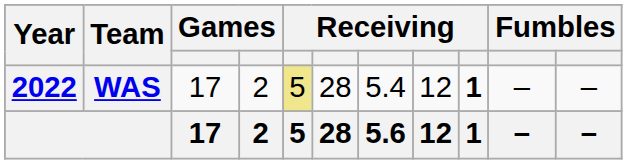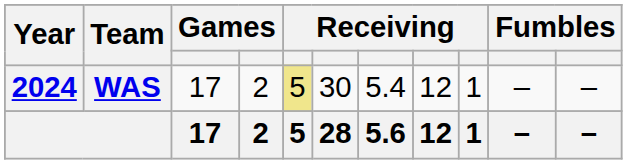(44, 87) 2022 -> (44, 87) 2024
(335, 87) 28 -> (335, 87) 30
(474, 87) bold -> (474, 87) normal
